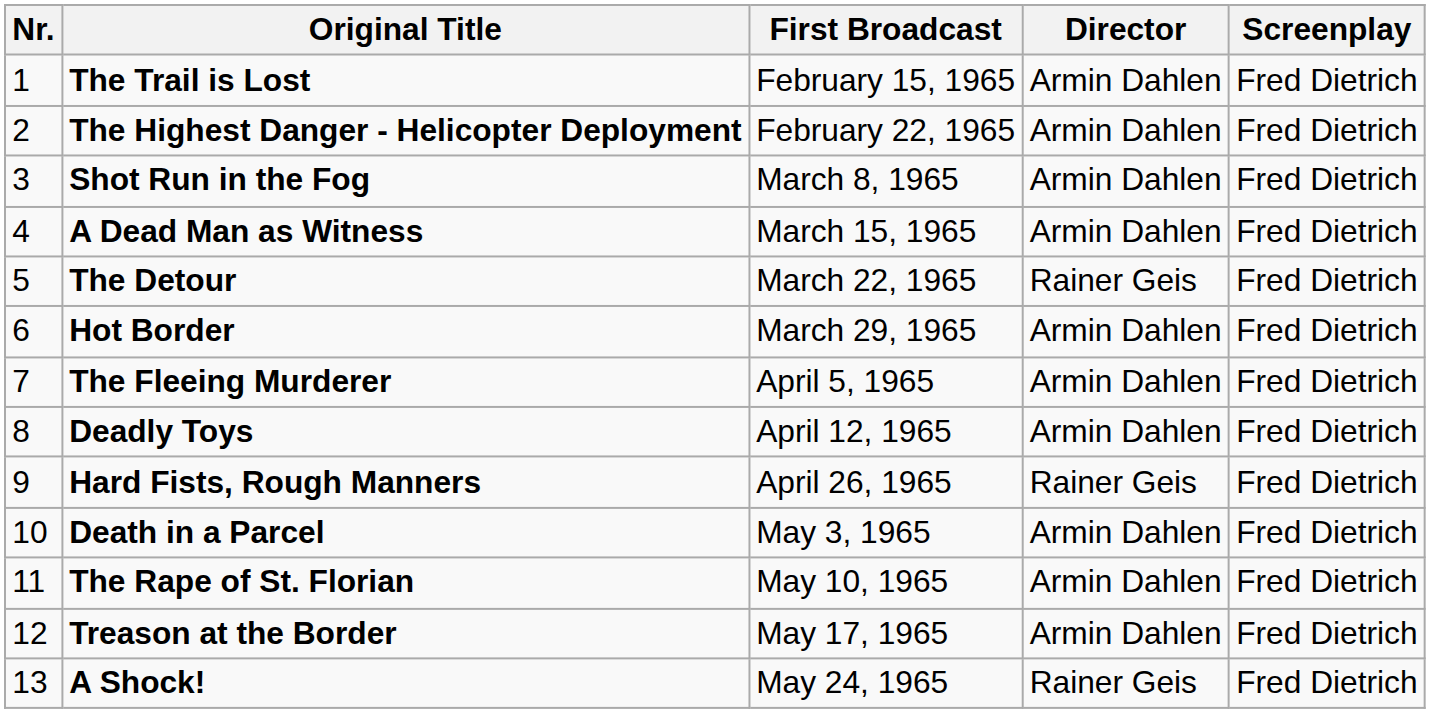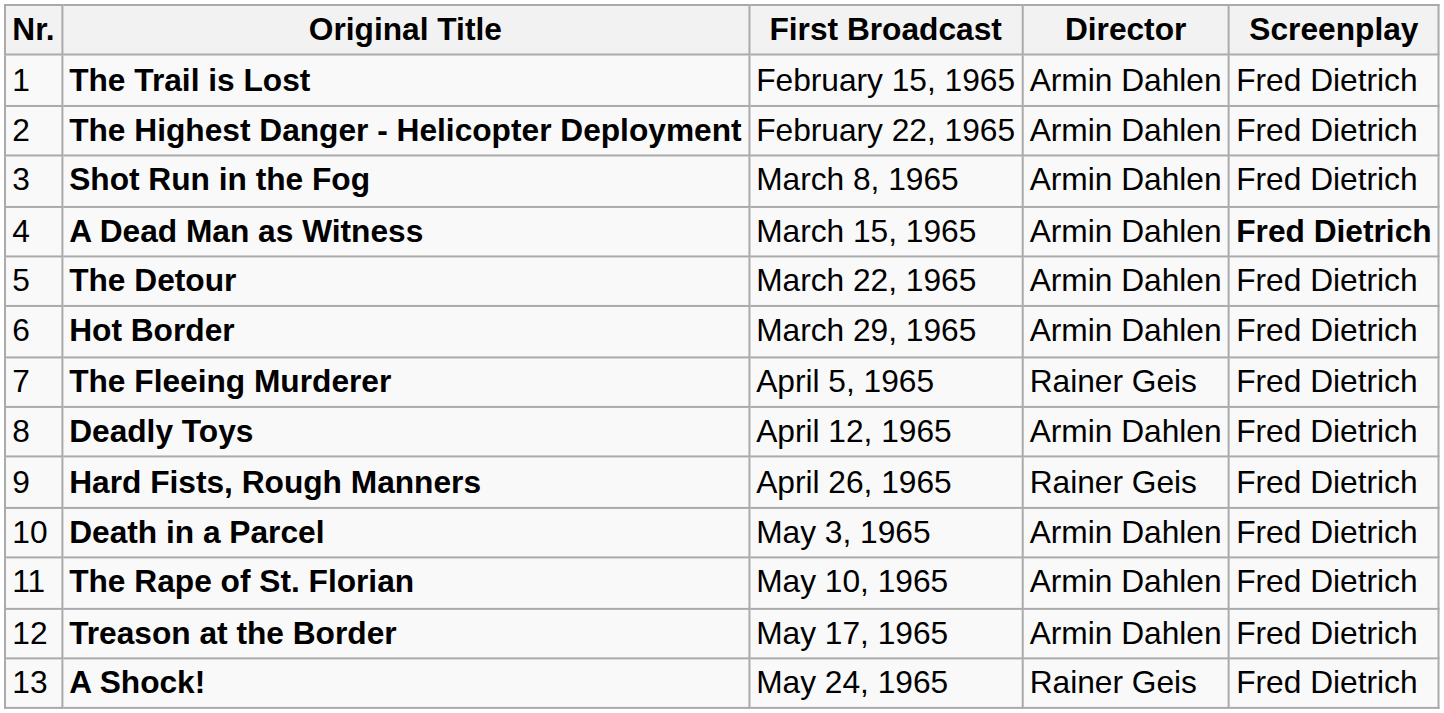(1327, 230) normal -> (1334, 230) bold
(1113, 280) Rainer Geis -> (1126, 280) Armin Dahlen
(1126, 381) Armin Dahlen -> (1113, 381) Rainer Geis
